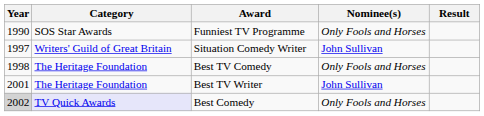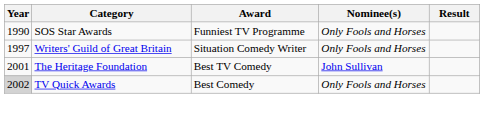(352, 48) John Sullivan -> (373, 48) Only Fools and Horses
(18, 66) 1998 -> (18, 66) 2001
(373, 66) Only Fools and Horses -> (352, 66) John Sullivan
- row: (228, 84)
(75, 102) lavender background -> (75, 84) no background
